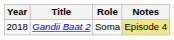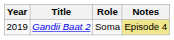(17, 27) 2018 -> (17, 27) 2019
